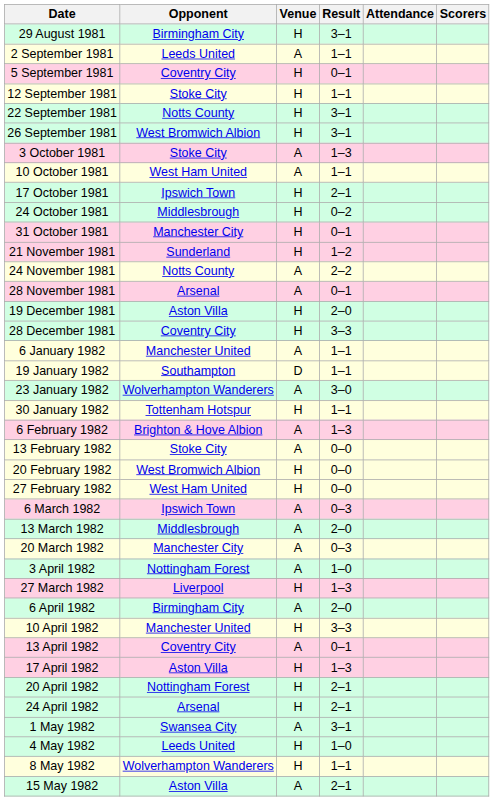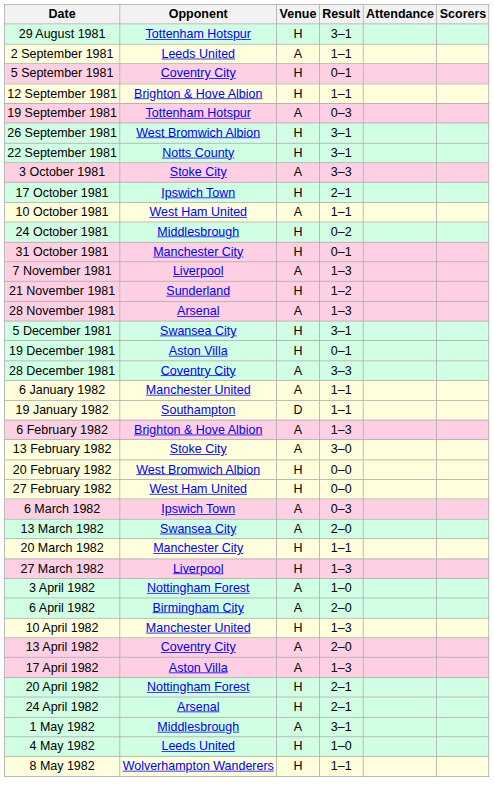(198, 34) Birmingham City -> (198, 34) Tottenham Hotspur
(198, 93) Stoke City -> (198, 93) Brighton & Hove Albion
+ row: (62, 113)
rows swapped: (62, 113) <-> (62, 133)
(341, 152) 1–3 -> (341, 172) 3–3
rows swapped: (62, 172) <-> (62, 192)
+ row: (62, 271)
- row: (62, 271)
(341, 291) 0–1 -> (341, 311) 1–3
+ row: (62, 331)
(341, 311) 2–0 -> (341, 350) 0–1
(298, 331) H -> (298, 370) A
- row: (62, 390)
- row: (62, 410)
(341, 449) 0–0 -> (341, 449) 3–0
(198, 529) Middlesbrough -> (198, 529) Swansea City
(298, 548) A -> (298, 548) H
(341, 548) 0–3 -> (341, 548) 1–1
rows swapped: (62, 588) <-> (62, 568)
(341, 627) 3–3 -> (341, 627) 1–3
(341, 647) 0–1 -> (341, 647) 2–0
(298, 667) H -> (298, 667) A
(198, 726) Swansea City -> (198, 726) Middlesbrough
- row: (62, 786)
